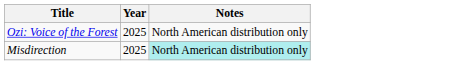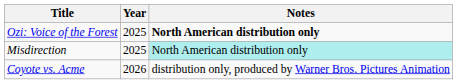(230, 32) normal -> (236, 32) bold
+ row: (46, 69)
